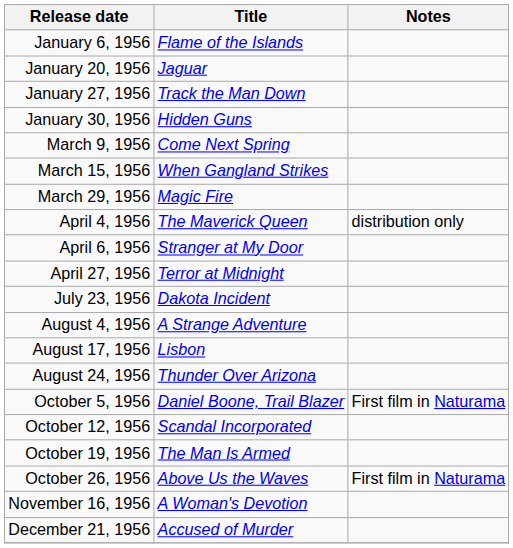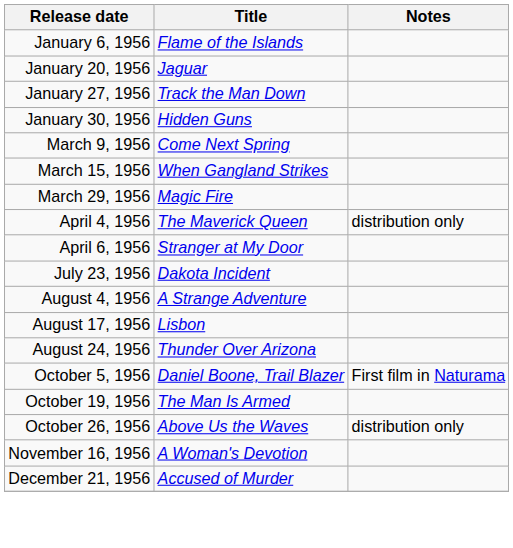- row: (100, 273)
- row: (88, 427)
(428, 478) First film in Naturama -> (408, 427) distribution only
